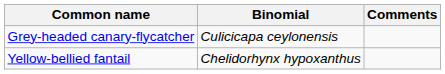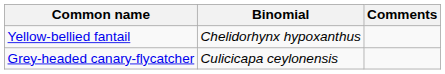rows swapped: (69, 58) <-> (101, 36)
